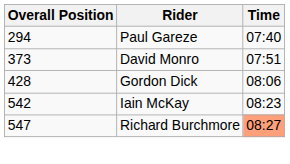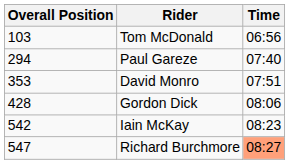+ row: (166, 37)
(19, 59) 373 -> (19, 81) 353
